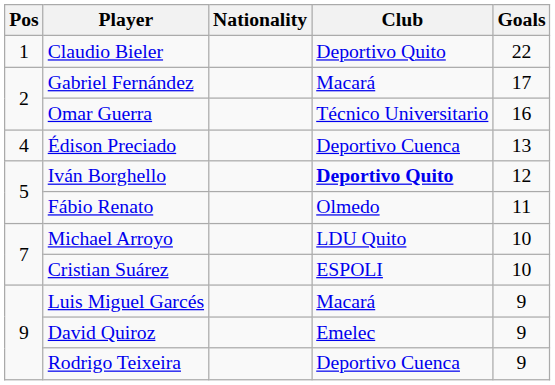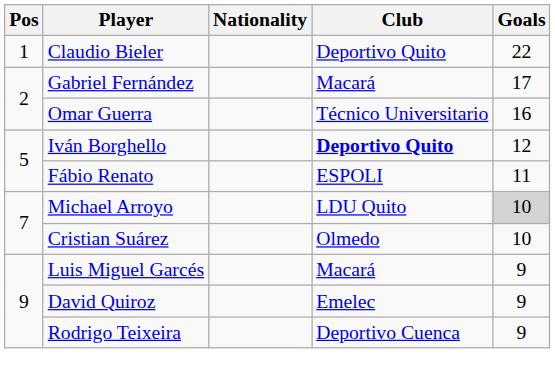- row: (112, 144)
(348, 207) Olmedo -> (350, 176) ESPOLI
(522, 238) no background -> (522, 207) lightgrey background
(350, 269) ESPOLI -> (348, 238) Olmedo
